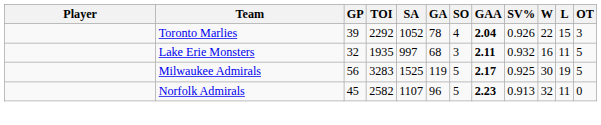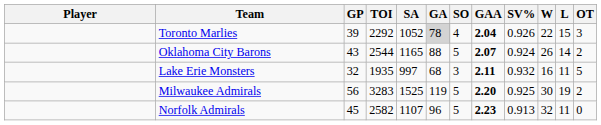(435, 33) no background -> (435, 33) lightgrey background
+ row: (215, 52)
(485, 71) 2.17 -> (485, 91) 2.20
(579, 71) 5 -> (579, 91) 2
